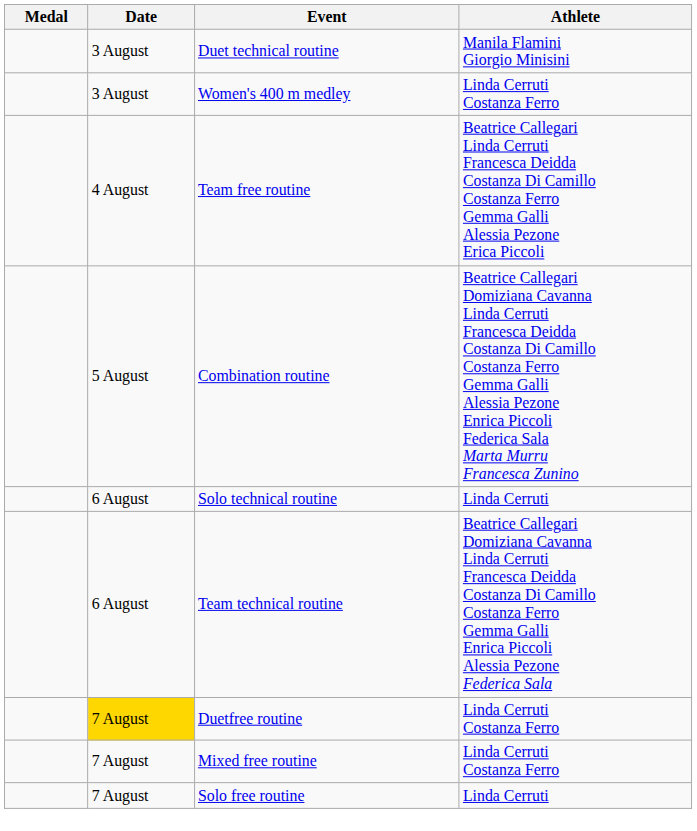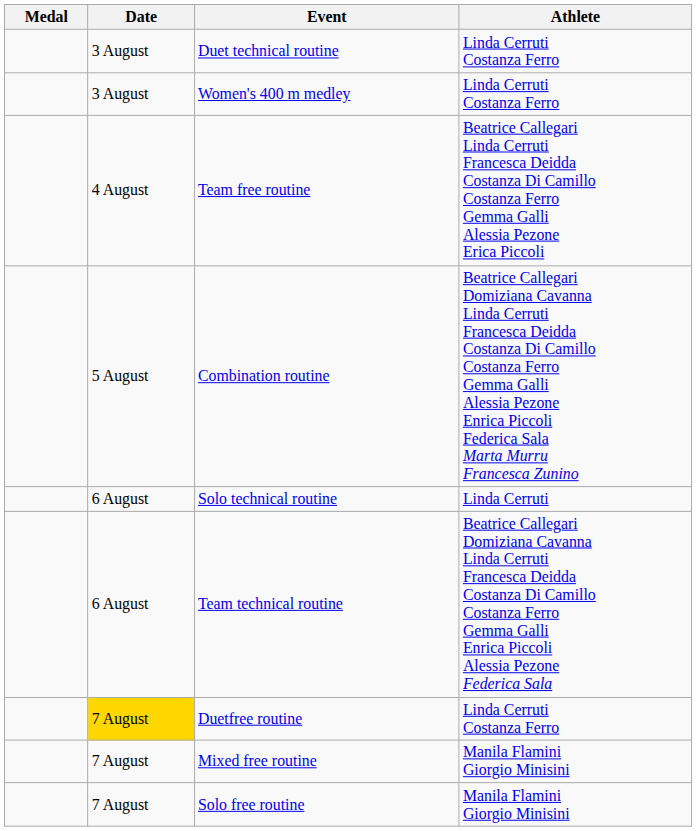(516, 51) Manila Flamini Giorgio Minisini -> (511, 51) Linda Cerruti Costanza Ferro
(511, 761) Linda Cerruti Costanza Ferro -> (516, 761) Manila Flamini Giorgio Minisini
(506, 795) Linda Cerruti -> (516, 804) Manila Flamini Giorgio Minisini
